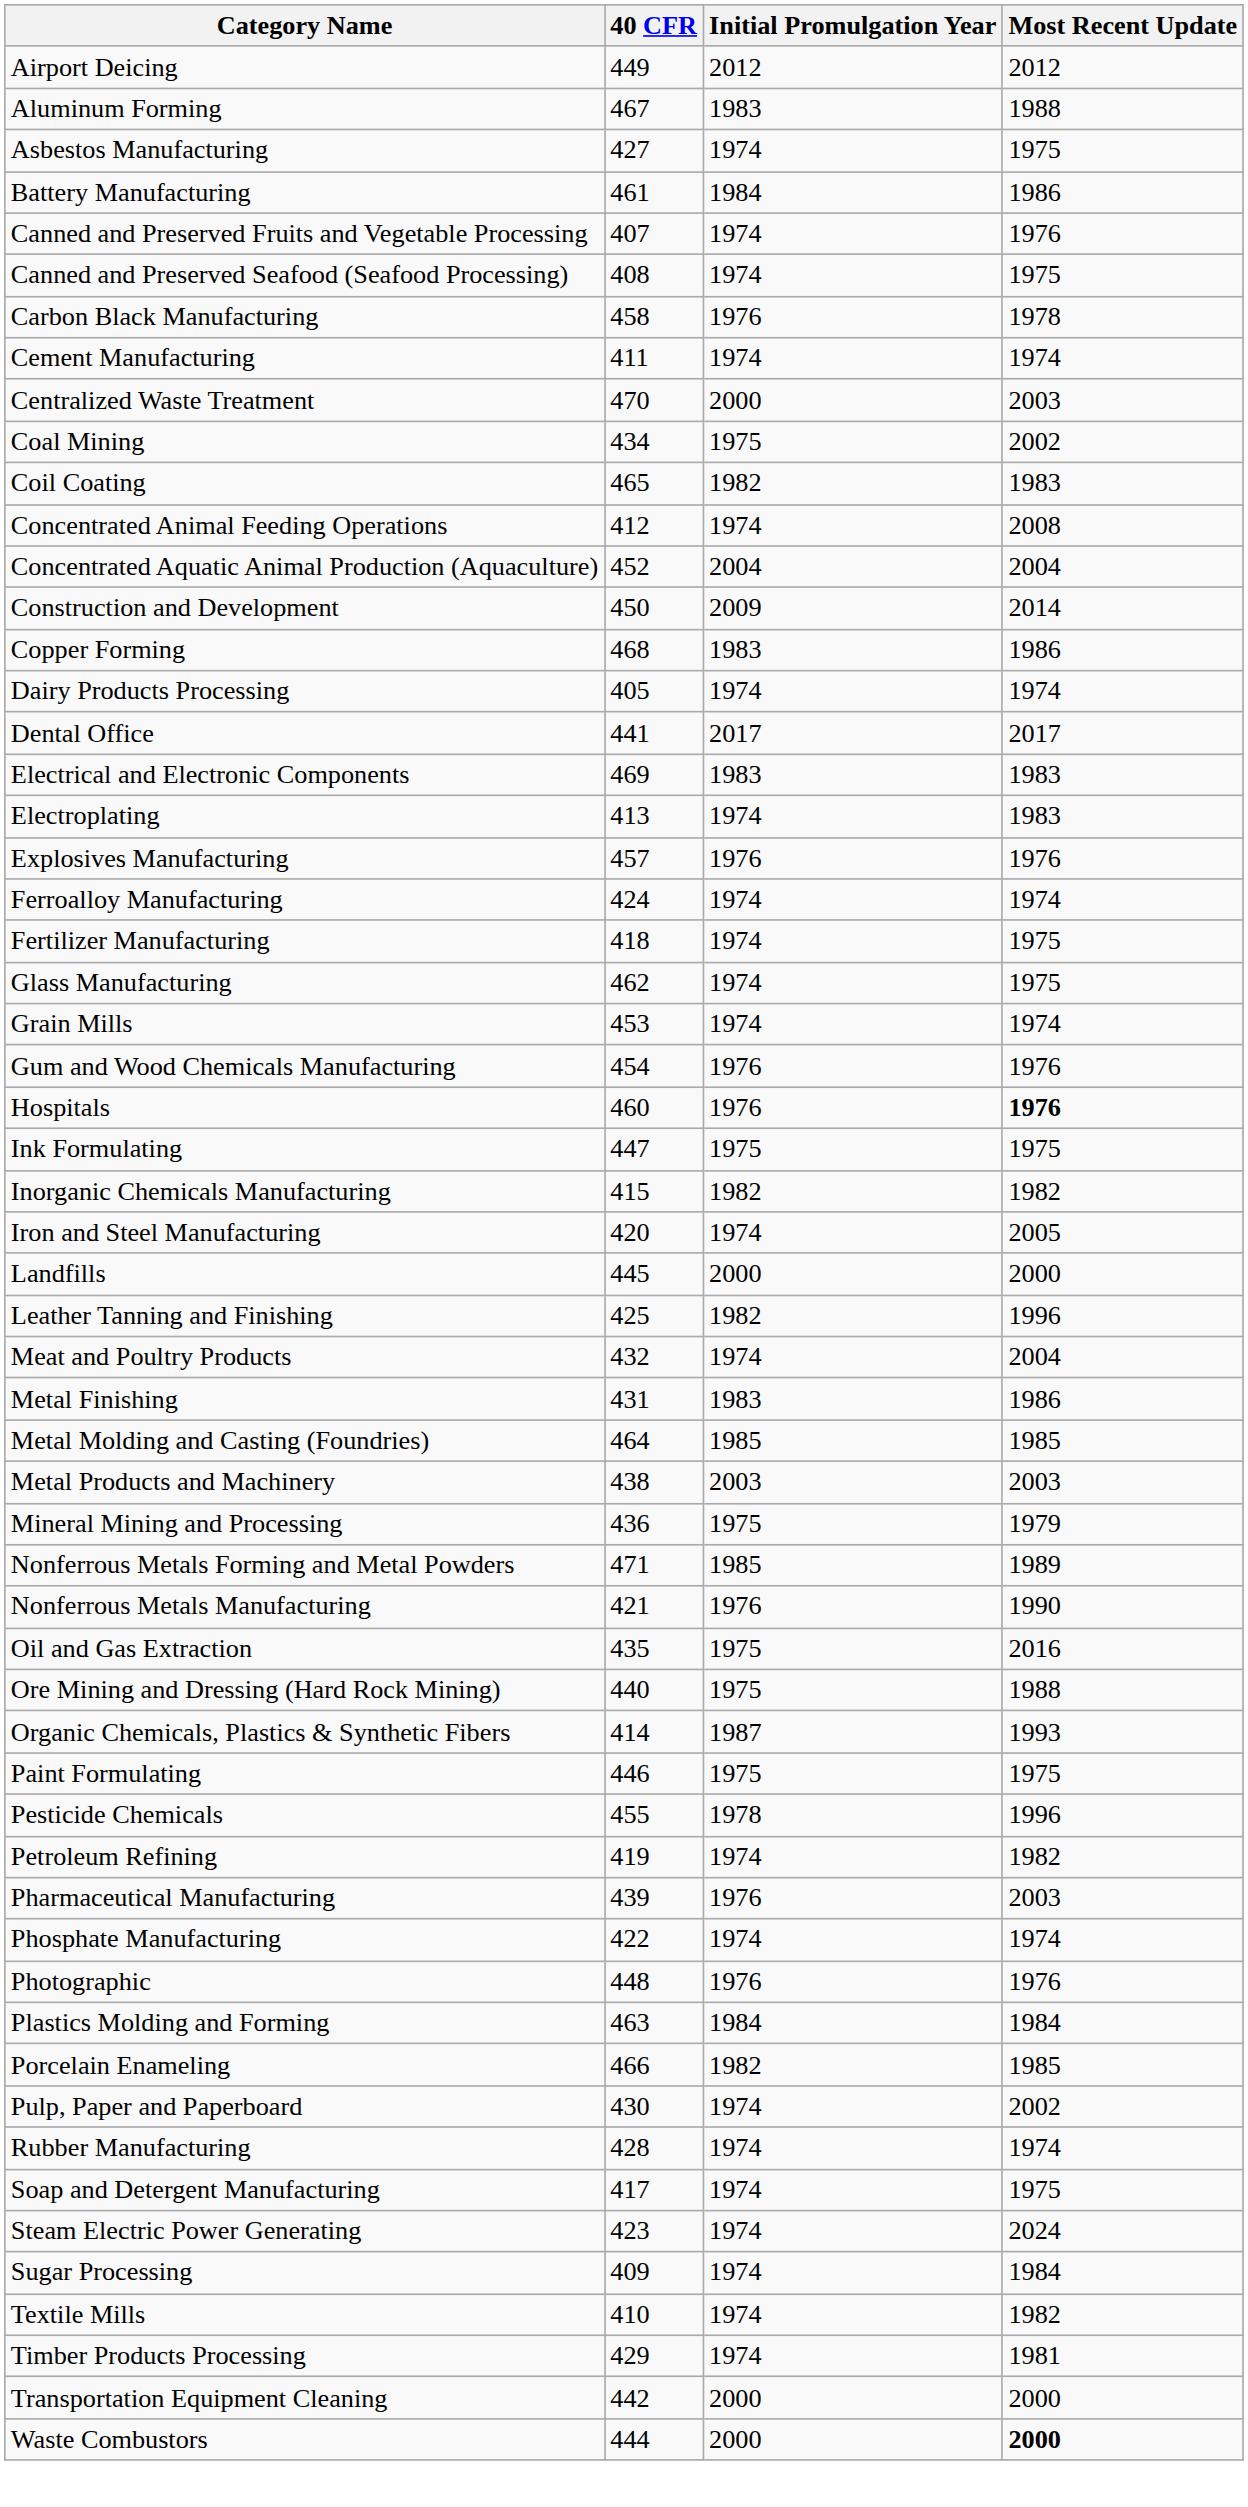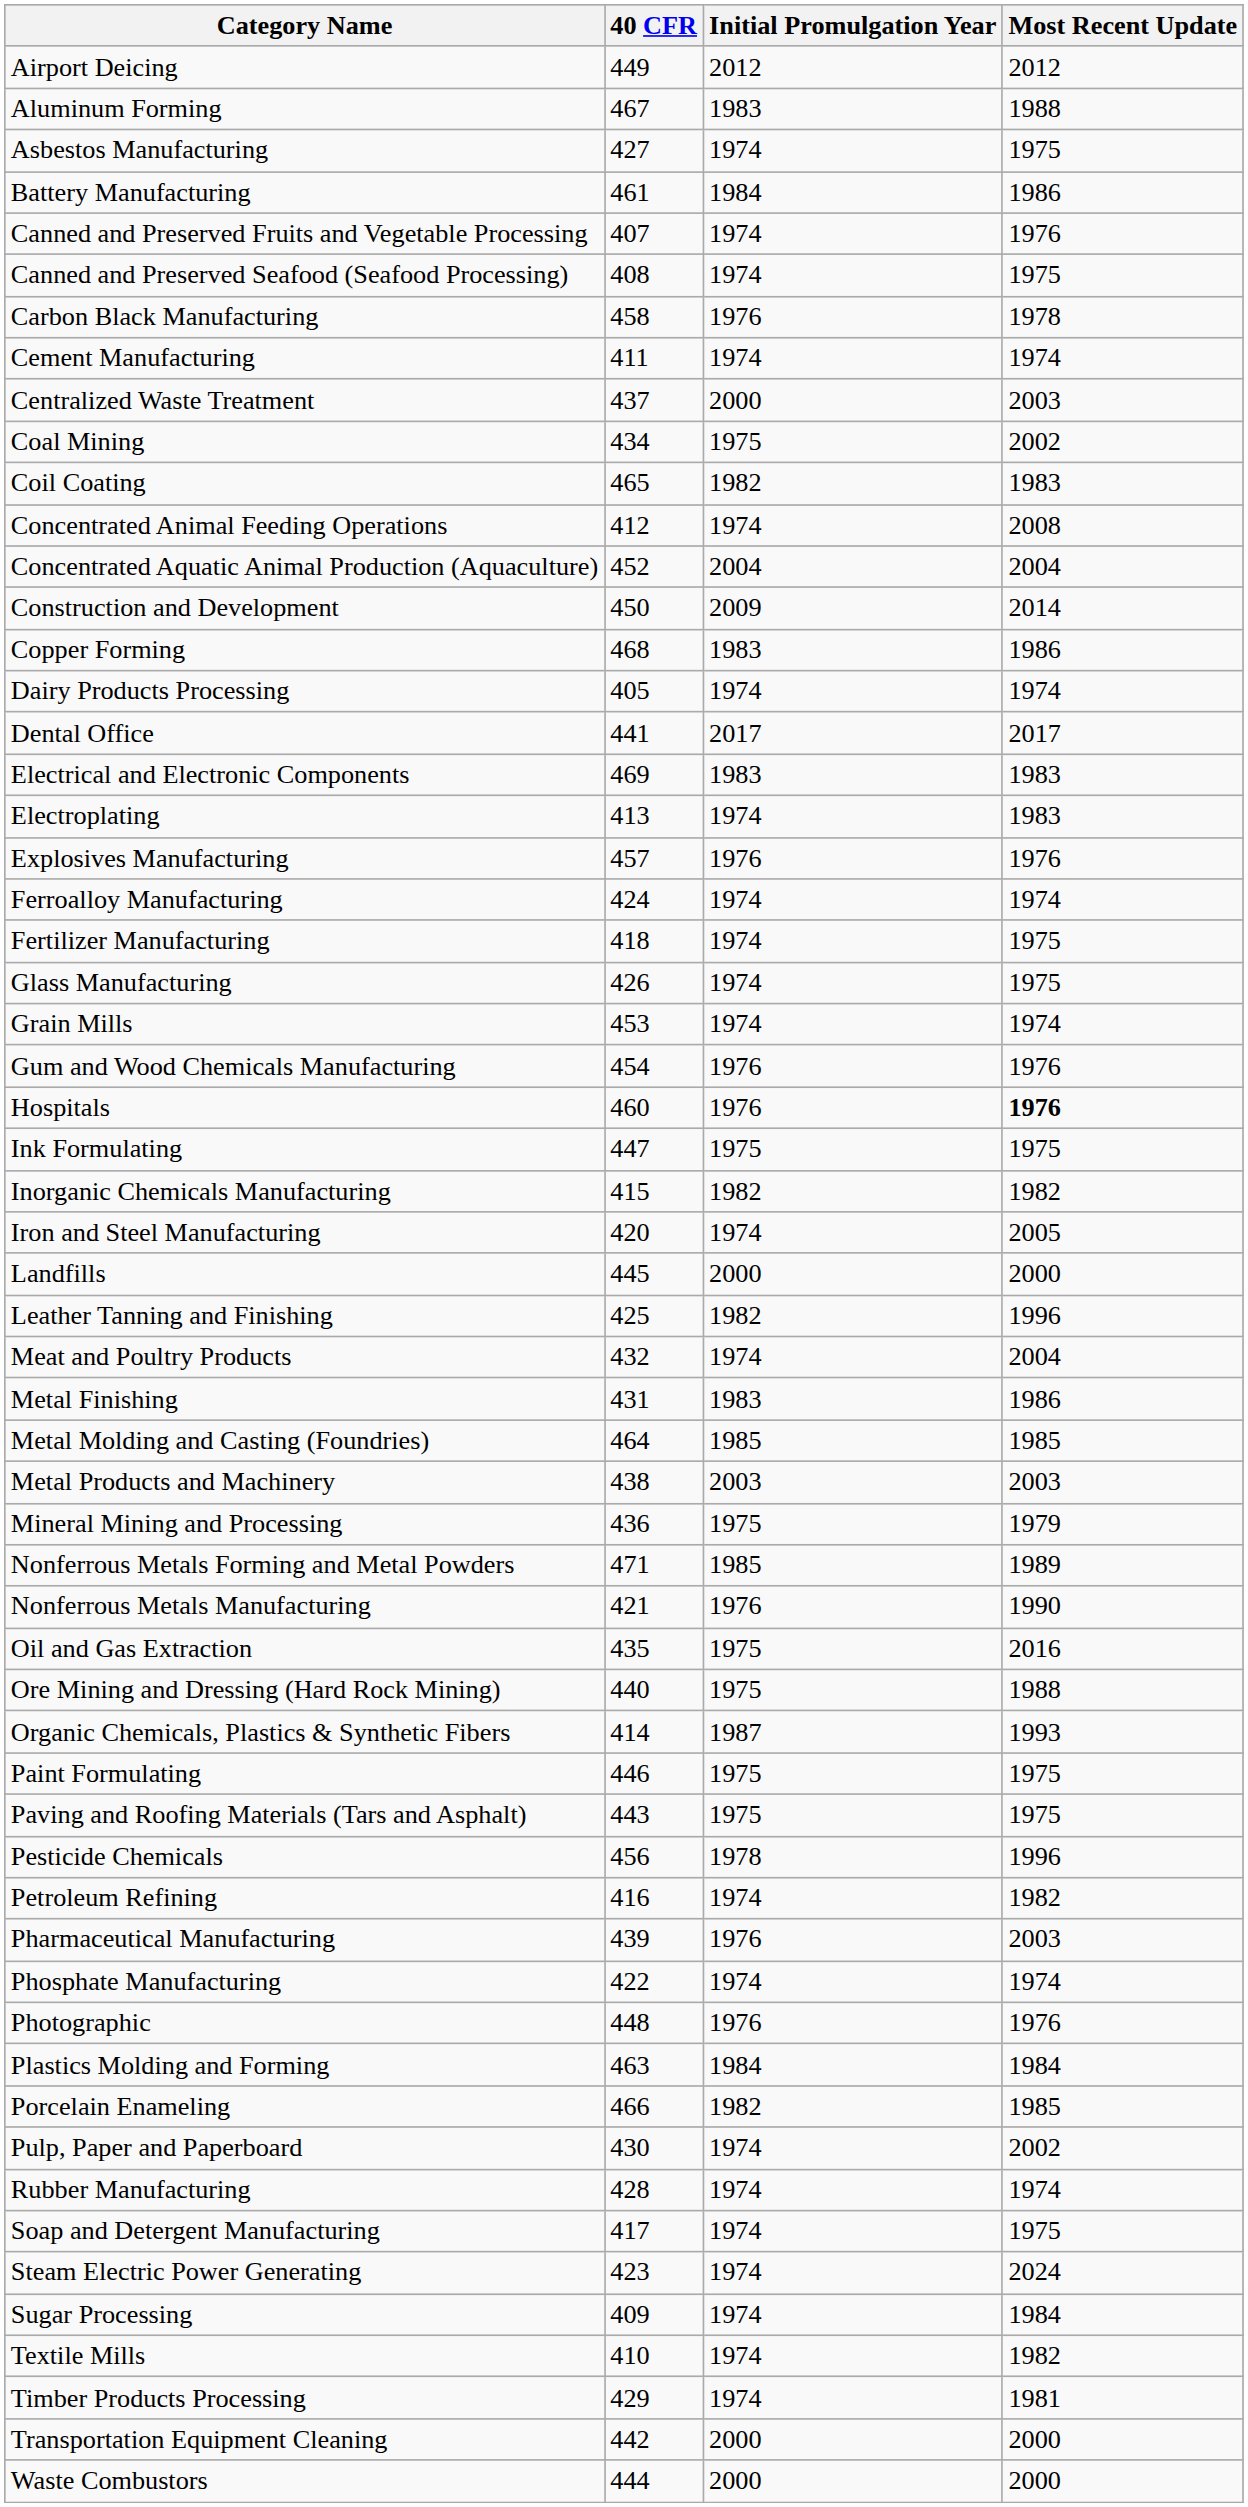(630, 399) 470 -> (630, 399) 437
(630, 982) 462 -> (630, 982) 426
+ row: (269, 1814)
(630, 1814) 455 -> (630, 1856) 456
(630, 1856) 419 -> (630, 1897) 416
(1035, 2438) bold -> (1035, 2480) normal
